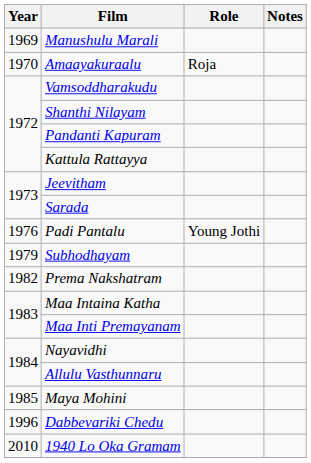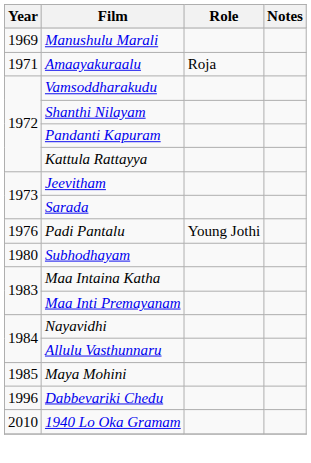(23, 64) 1970 -> (23, 64) 1971
(23, 254) 1979 -> (23, 254) 1980
- row: (103, 278)
